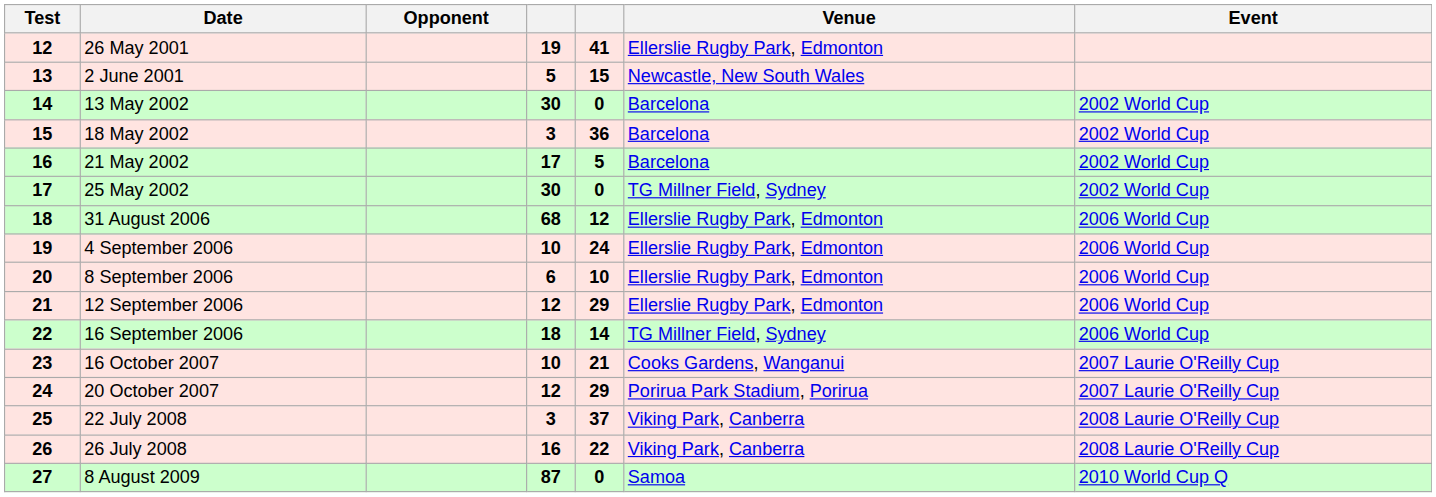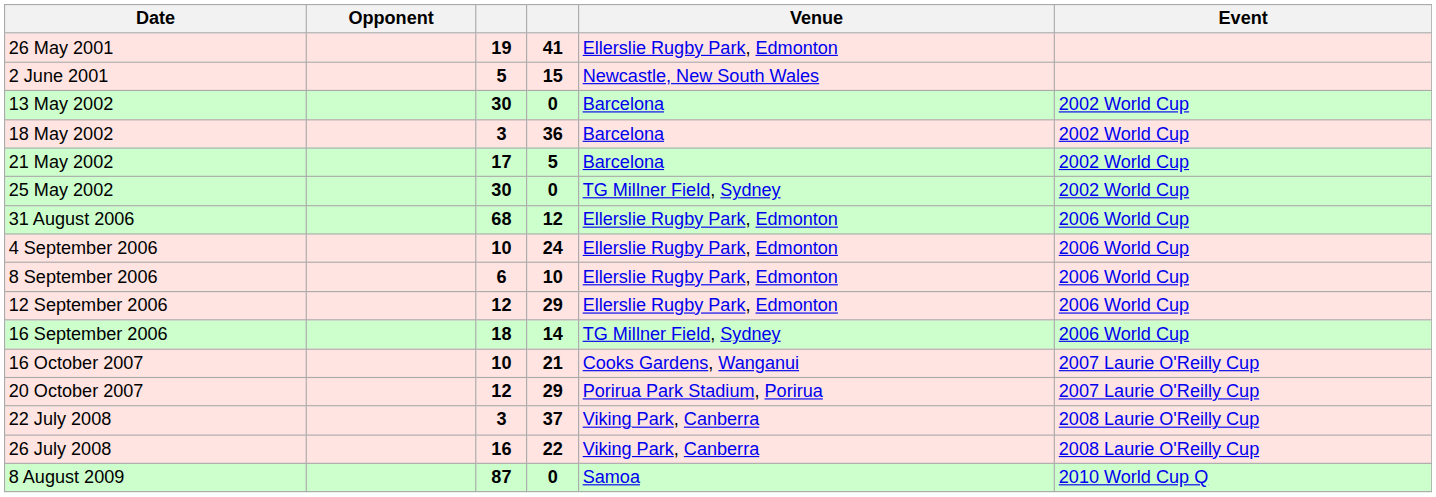- column: (42, 18)
